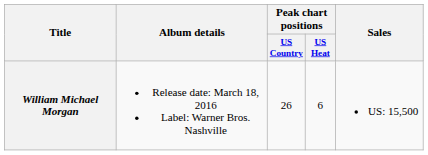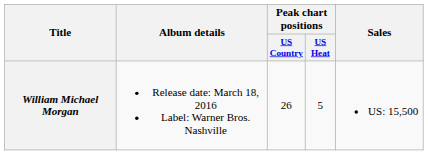(320, 105) 6 -> (320, 105) 5
